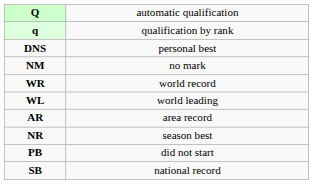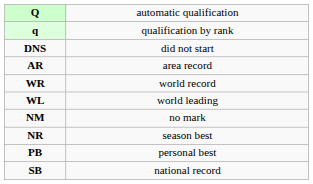(187, 48) personal best -> (187, 48) did not start
rows swapped: (35, 65) <-> (35, 118)
(187, 153) did not start -> (187, 153) personal best
